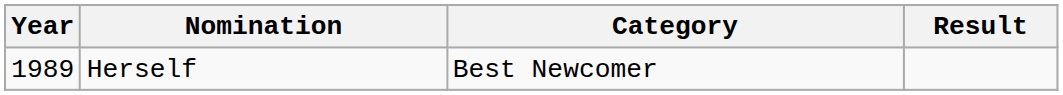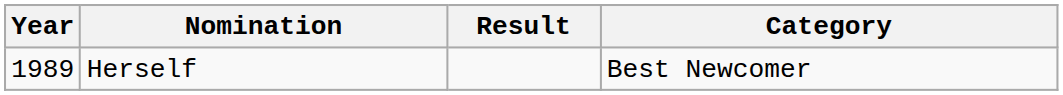columns swapped: (675, 26) <-> (980, 26)
